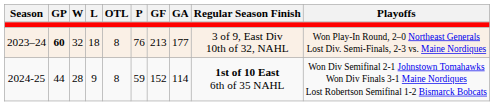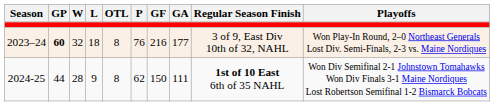(158, 42) 213 -> (158, 42) 216
(139, 79) 59 -> (139, 79) 62
(158, 79) 152 -> (158, 79) 150
(180, 79) 114 -> (180, 79) 111
